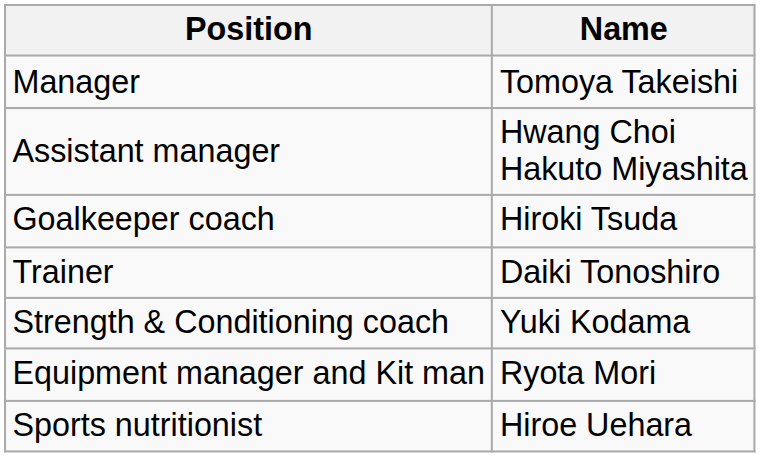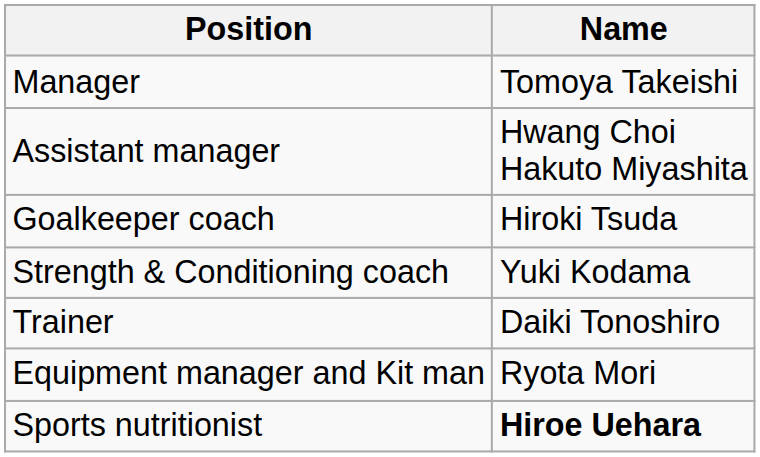rows swapped: (63, 271) <-> (231, 322)
(596, 425) normal -> (600, 425) bold
